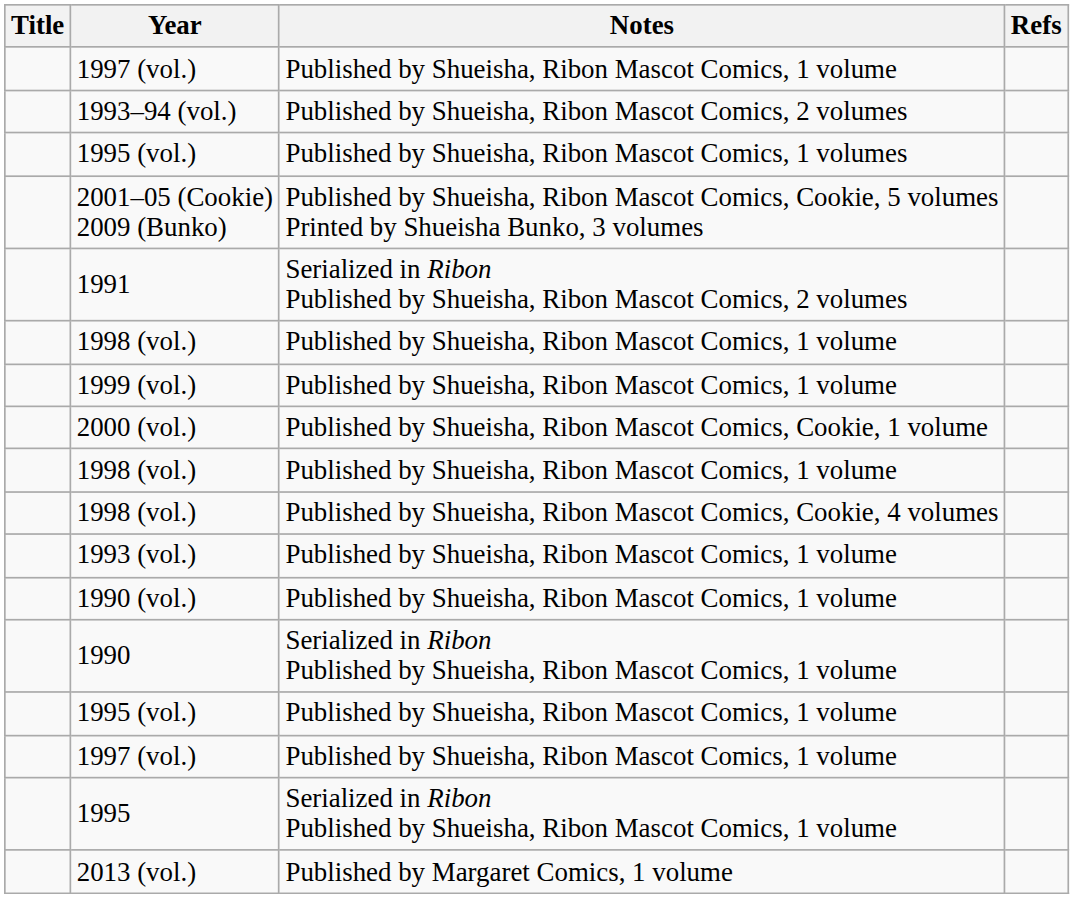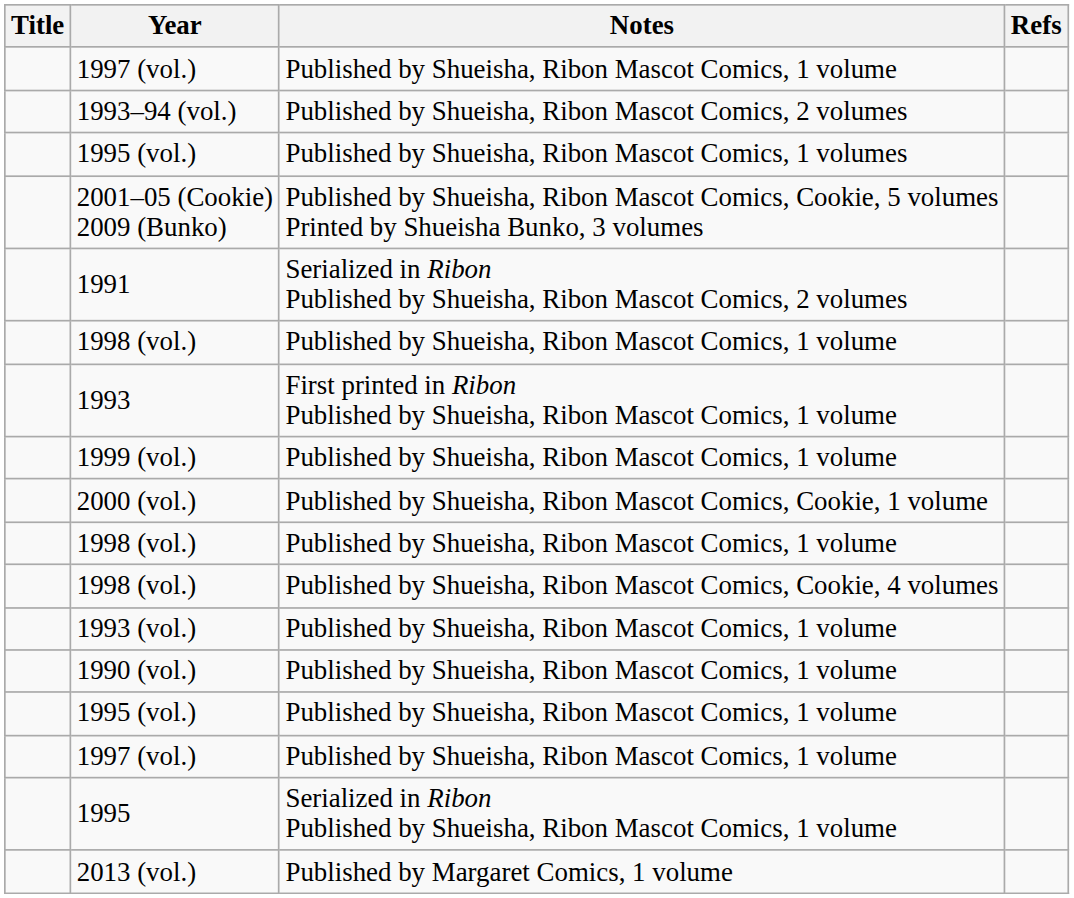+ row: (104, 399)
- row: (104, 655)
